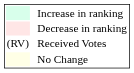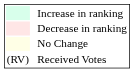rows swapped: (63, 59) <-> (72, 44)
